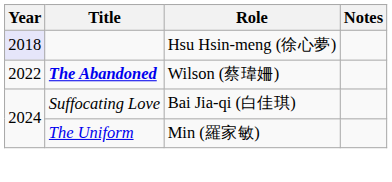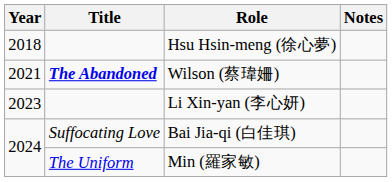(25, 45) lavender background -> (25, 45) no background
(25, 74) 2022 -> (25, 74) 2021
+ row: (236, 103)
